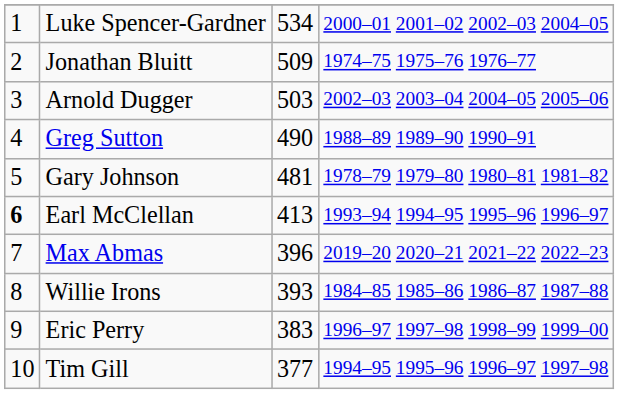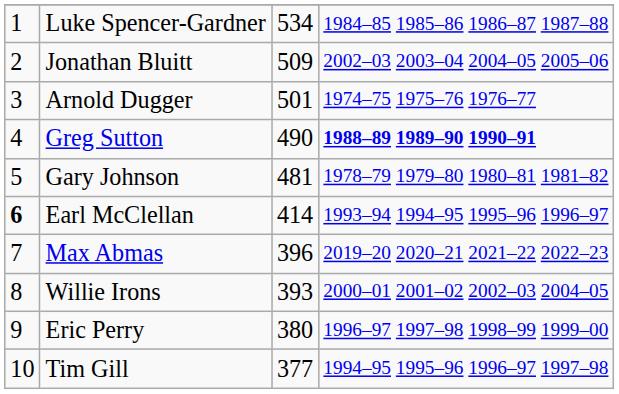(466, 23) 2000–01 2001–02 2002–03 2004–05 -> (466, 23) 1984–85 1985–86 1986–87 1987–88
(430, 61) 1974–75 1975–76 1976–77 -> (466, 61) 2002–03 2003–04 2004–05 2005–06
(295, 100) 503 -> (295, 100) 501
(466, 100) 2002–03 2003–04 2004–05 2005–06 -> (430, 100) 1974–75 1975–76 1976–77
(430, 138) normal -> (430, 138) bold
(295, 215) 413 -> (295, 215) 414
(466, 291) 1984–85 1985–86 1986–87 1987–88 -> (466, 291) 2000–01 2001–02 2002–03 2004–05
(295, 330) 383 -> (295, 330) 380
